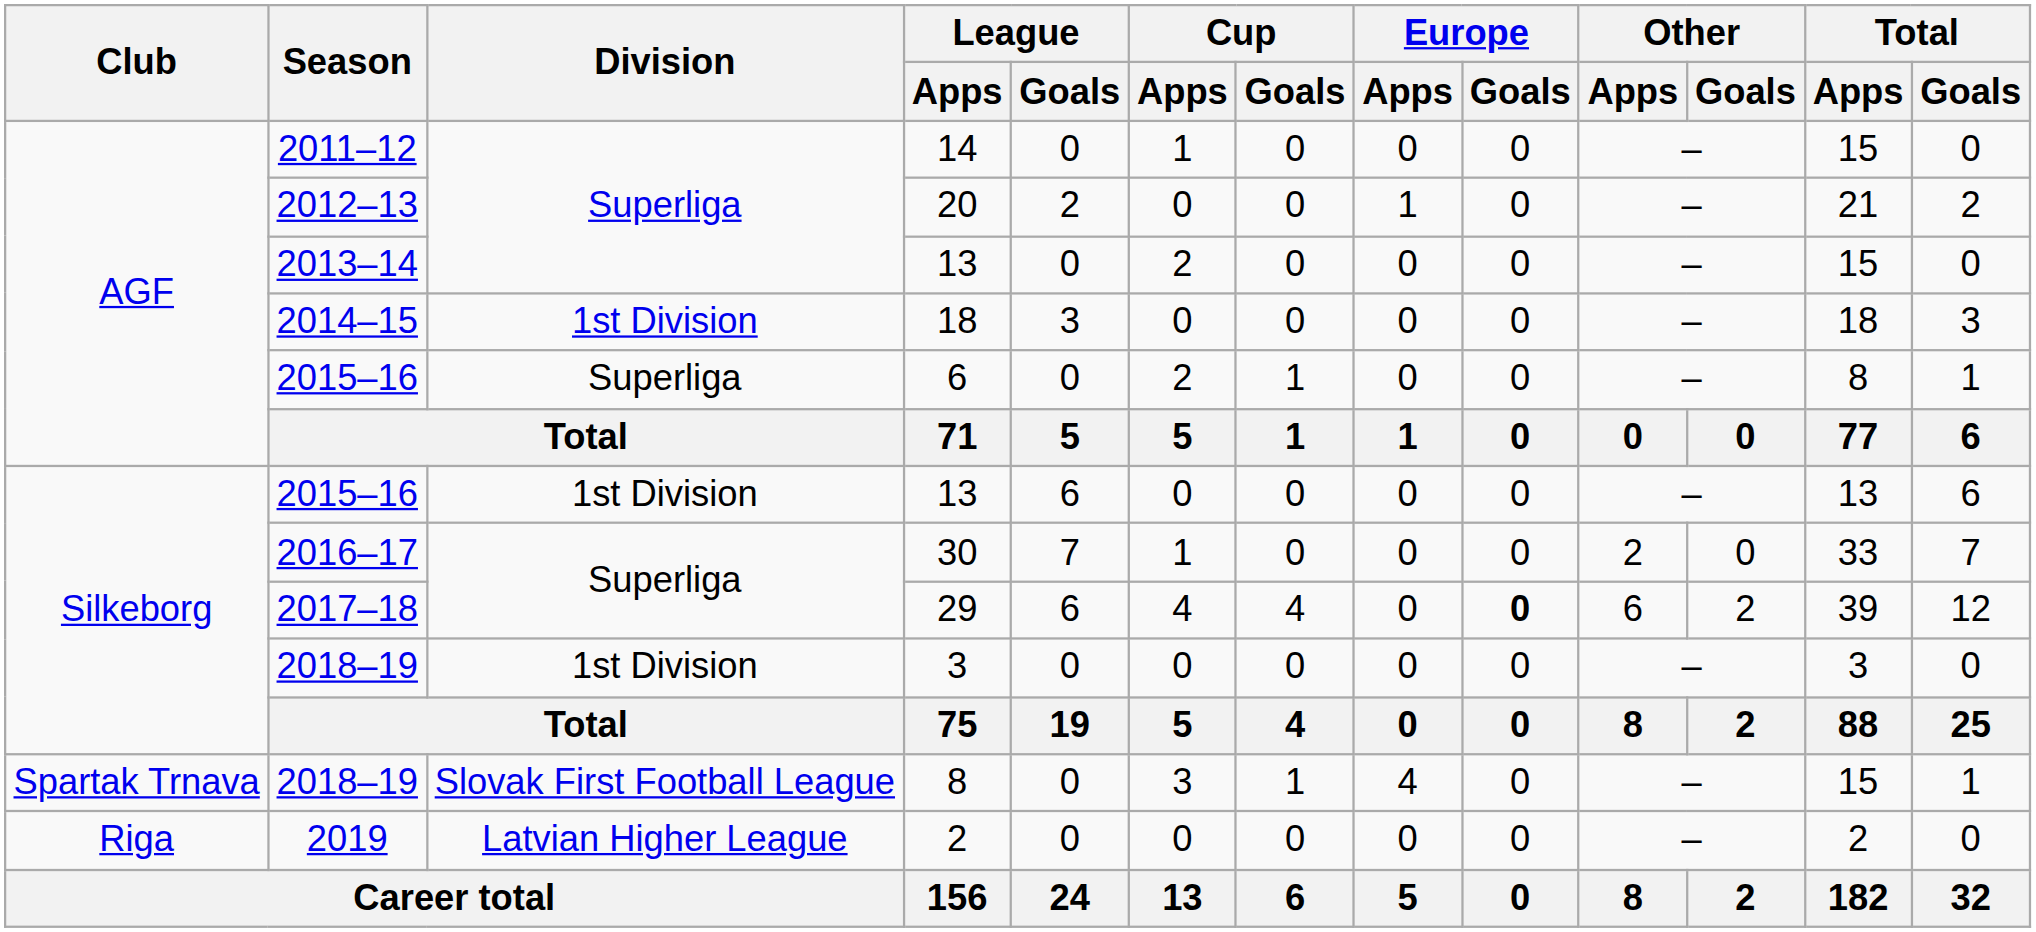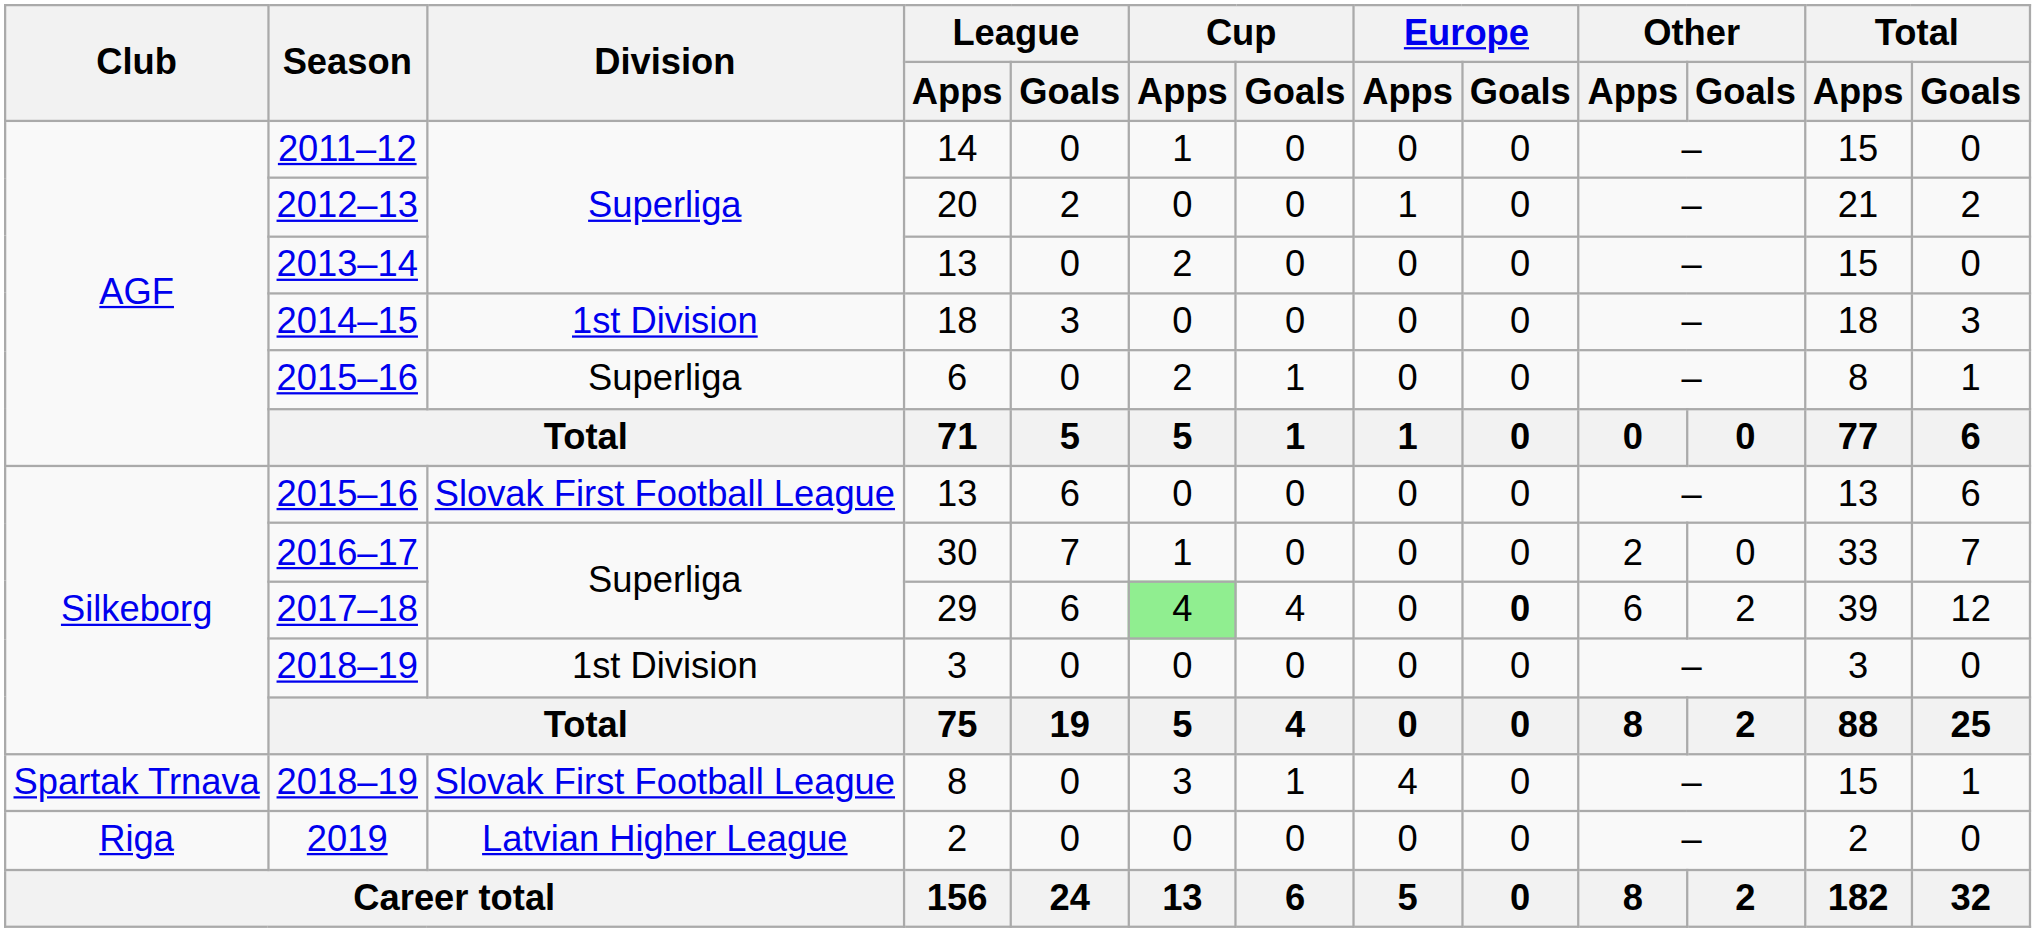(665, 494) 1st Division -> (665, 494) Slovak First Football League
(1182, 609) no background -> (1182, 609) lightgreen background
